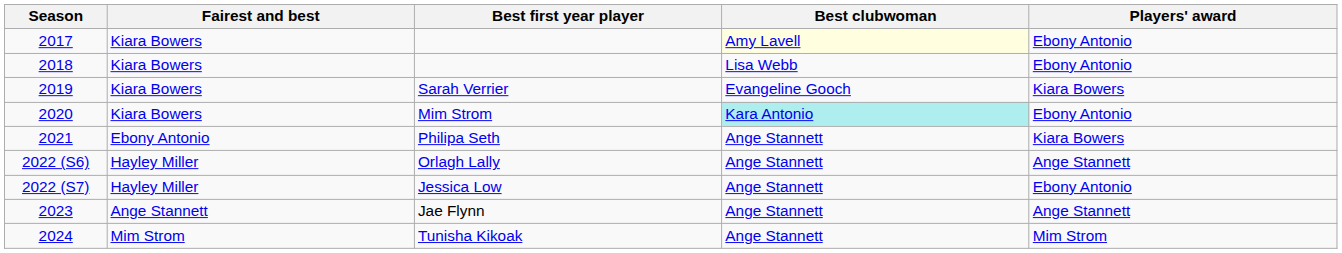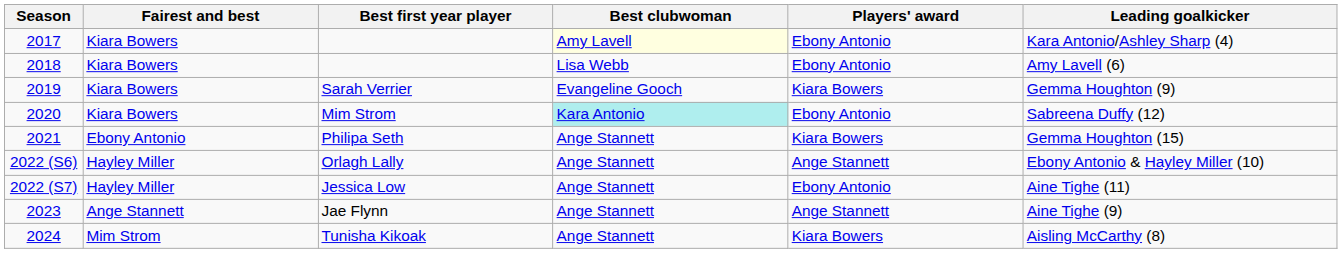+ column: (1180, 16)
(1070, 235) Mim Strom -> (837, 235) Kiara Bowers
